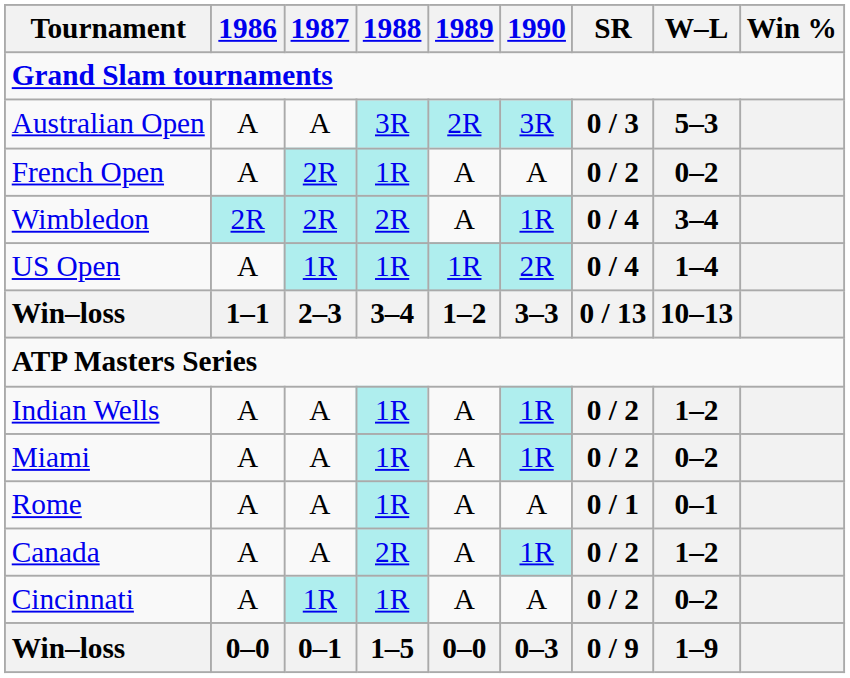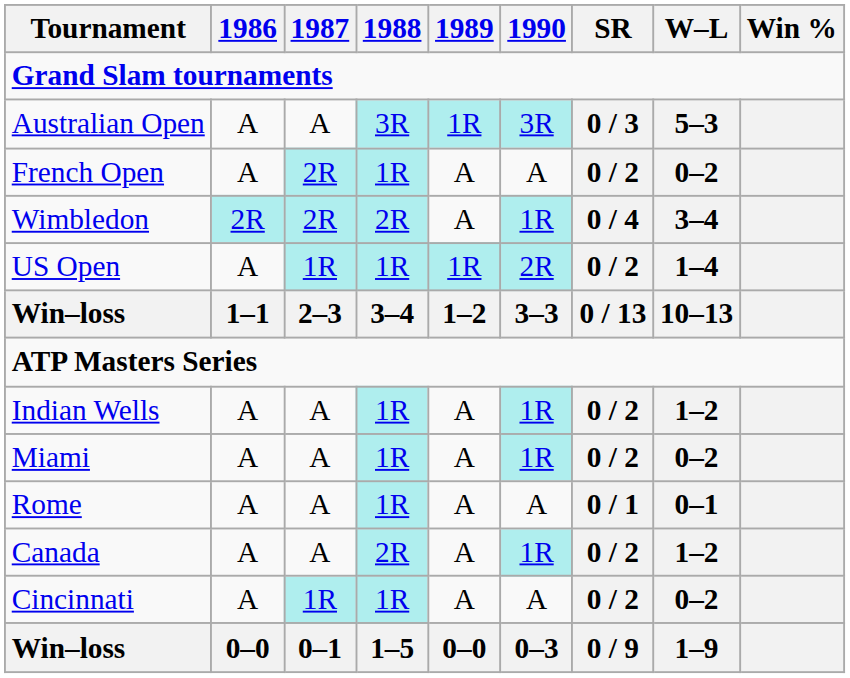(464, 123) 2R -> (464, 123) 1R
(613, 265) 0 / 4 -> (613, 265) 0 / 2
